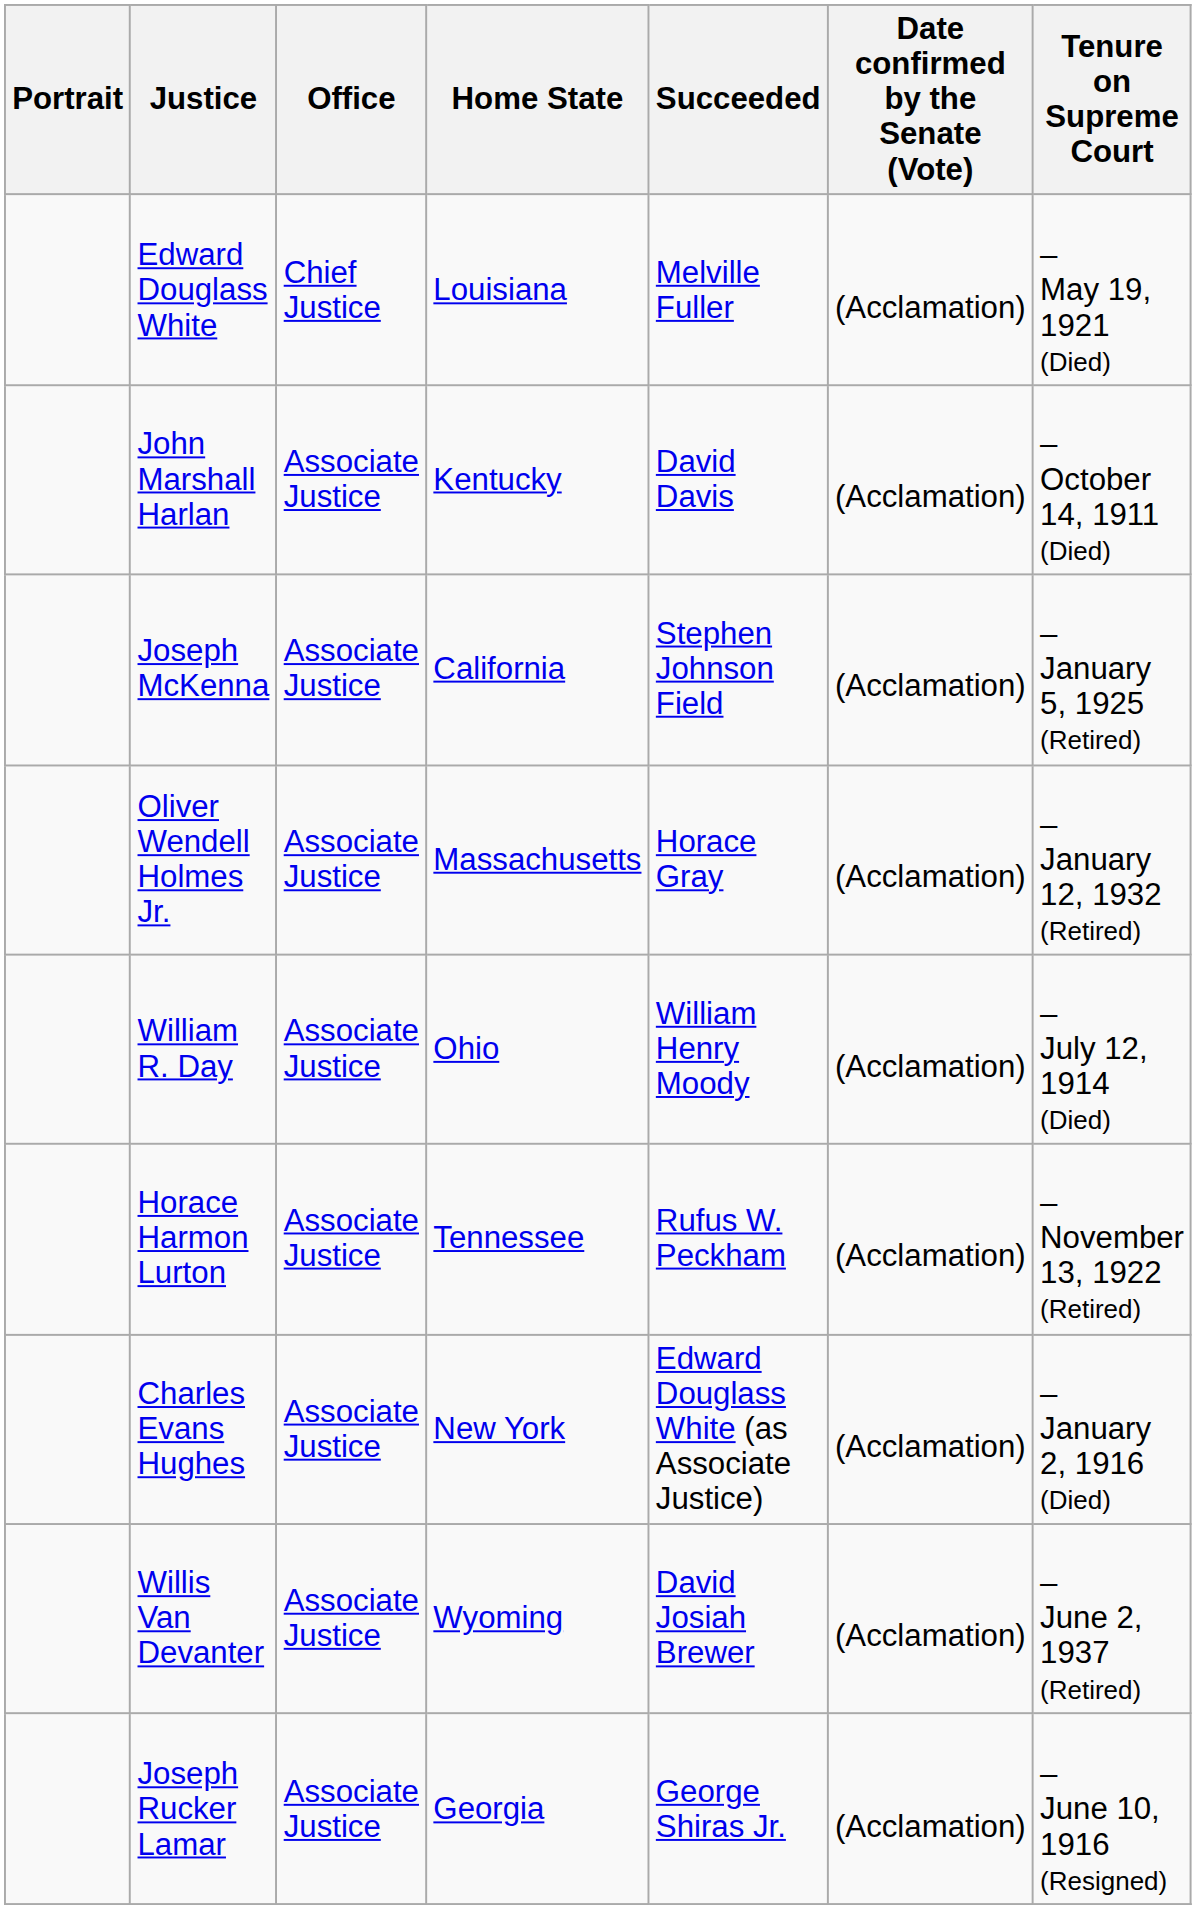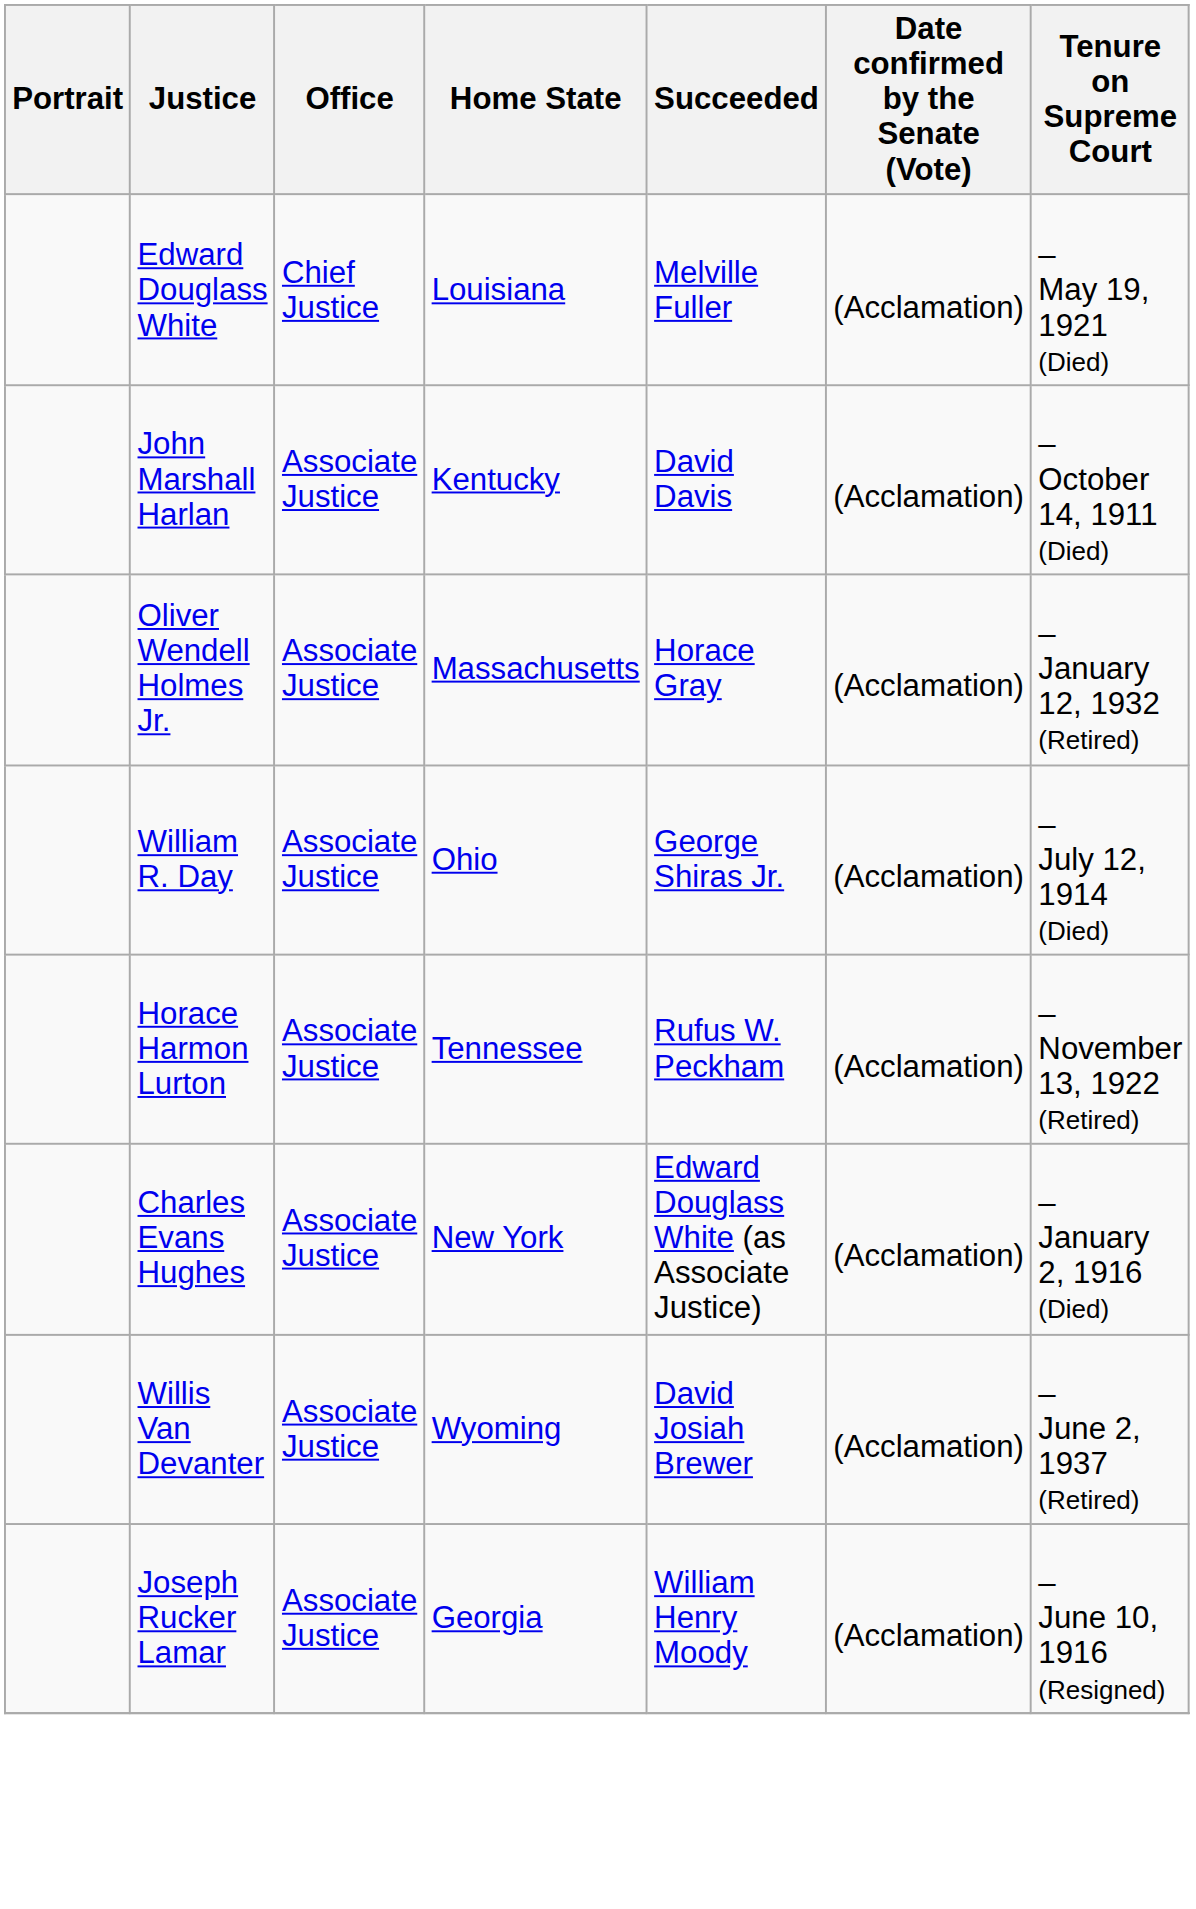- row: (203, 669)
(706, 1048) William Henry Moody -> (719, 858) George Shiras Jr.
(721, 1808) George Shiras Jr. -> (704, 1618) William Henry Moody
